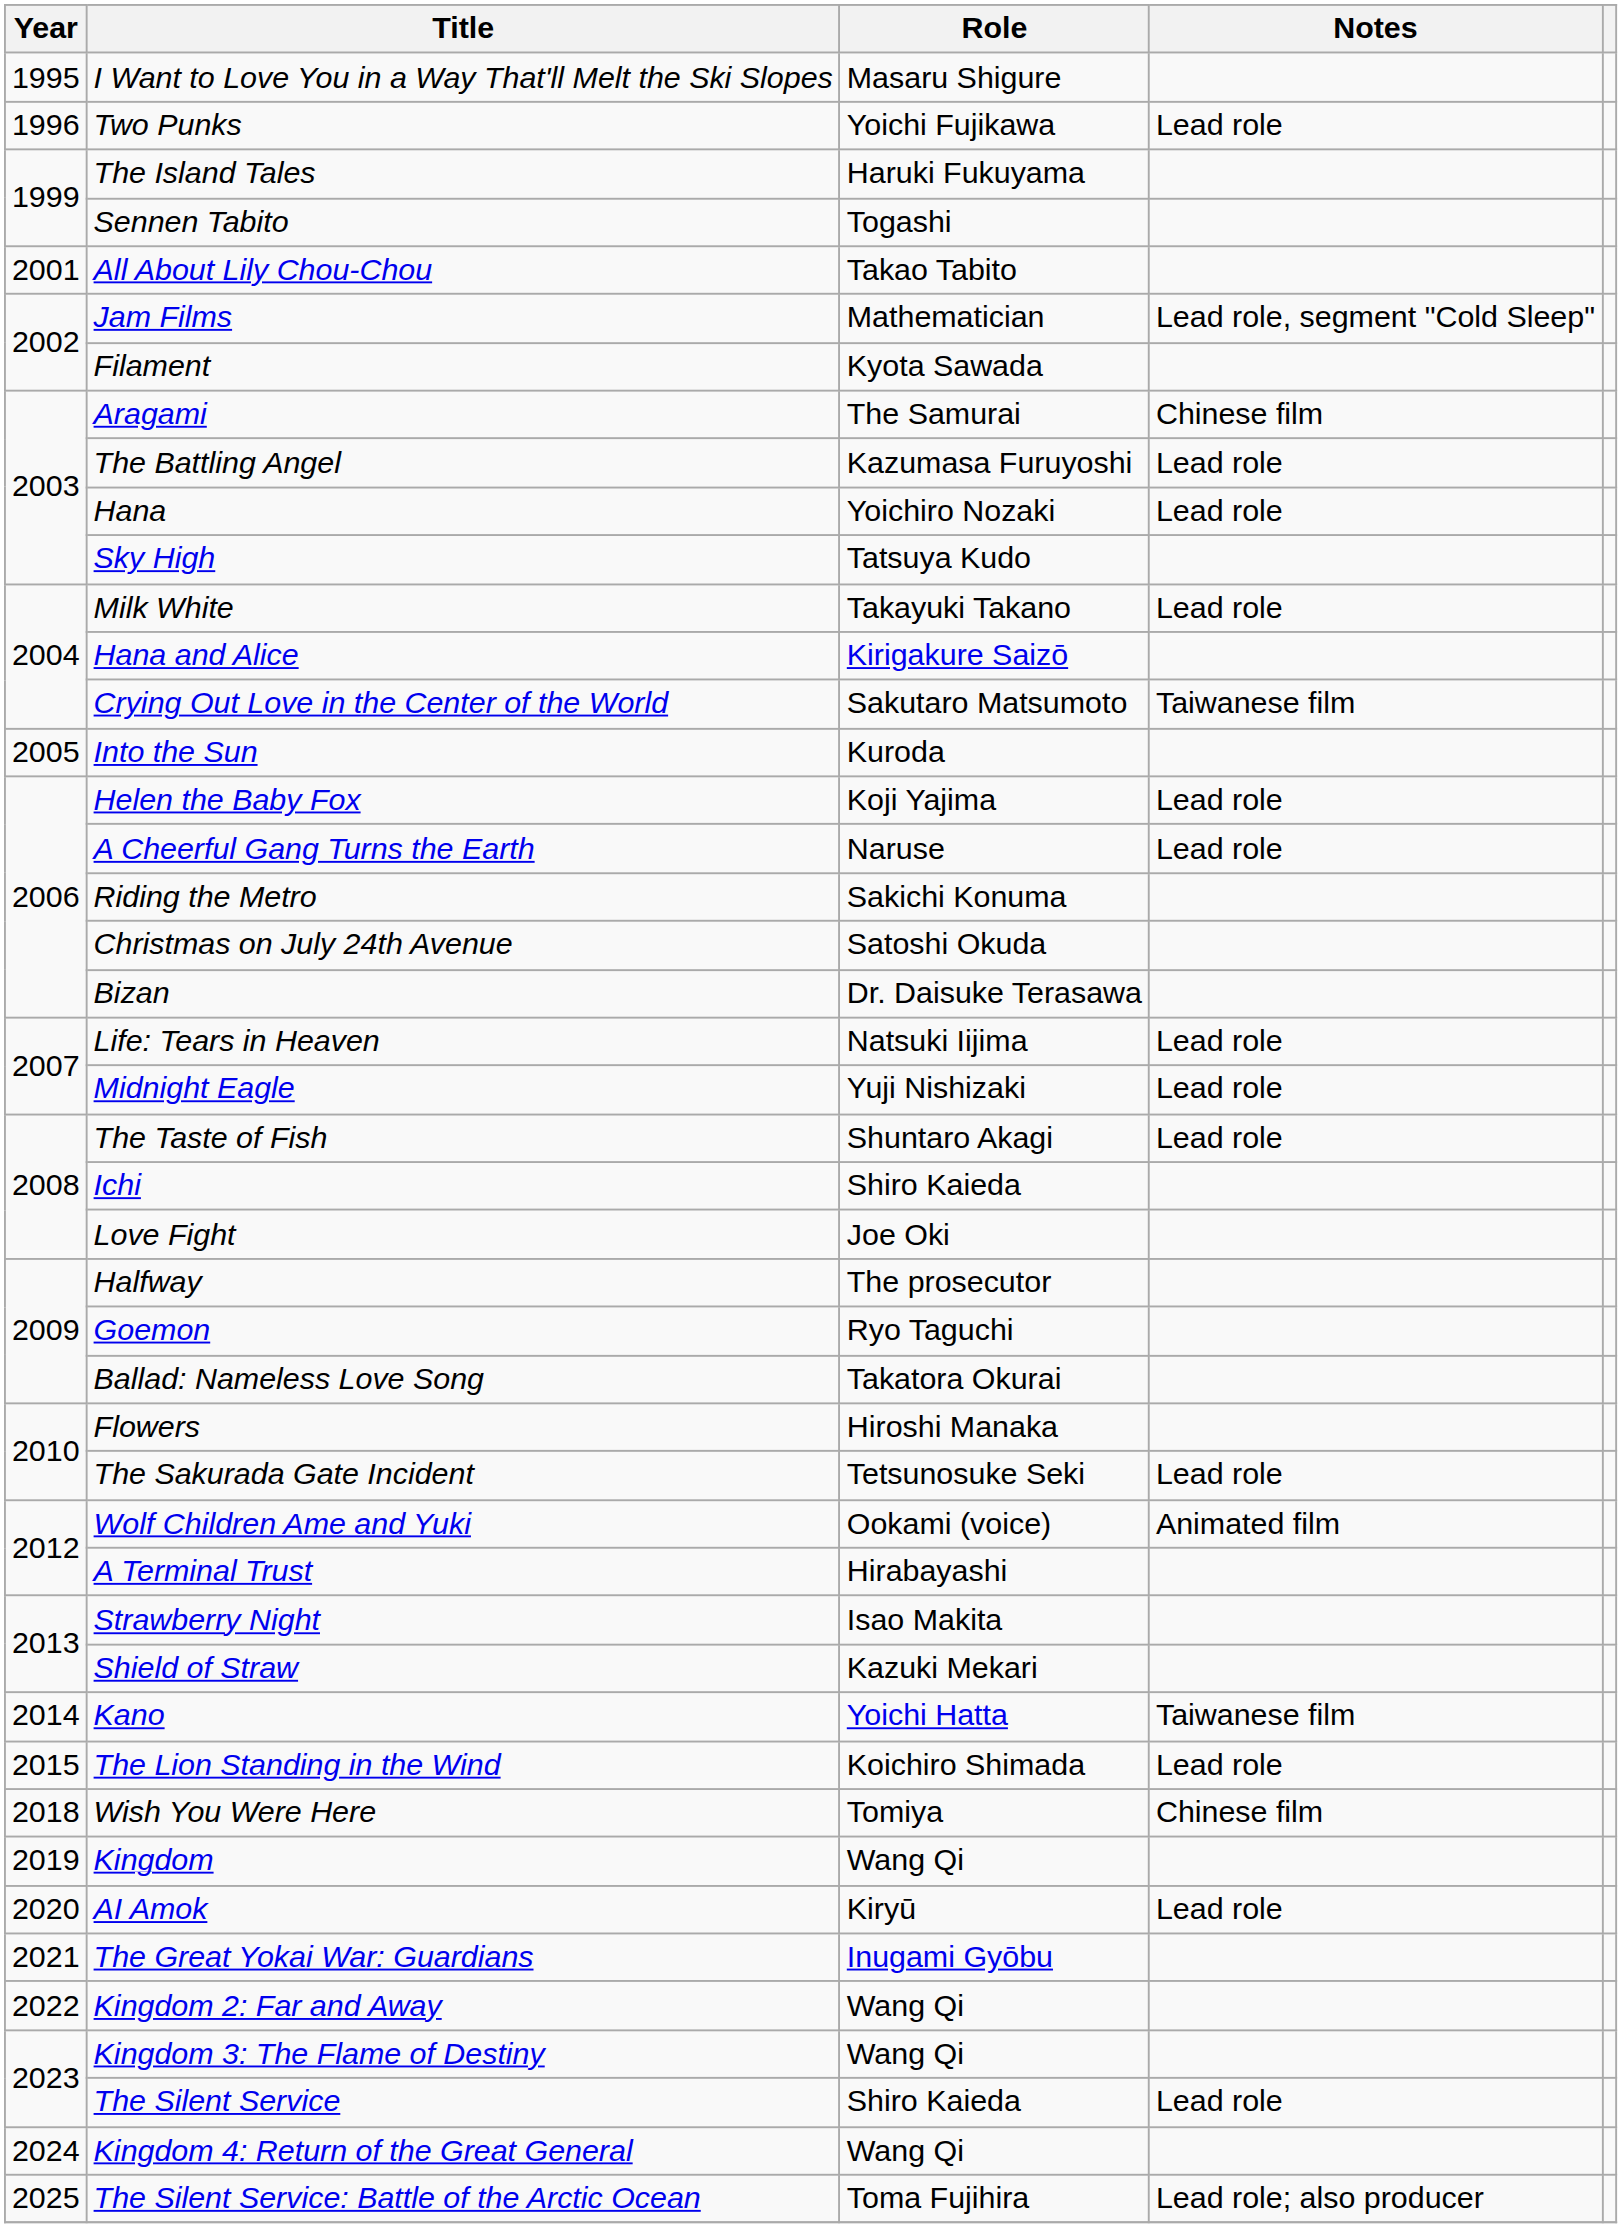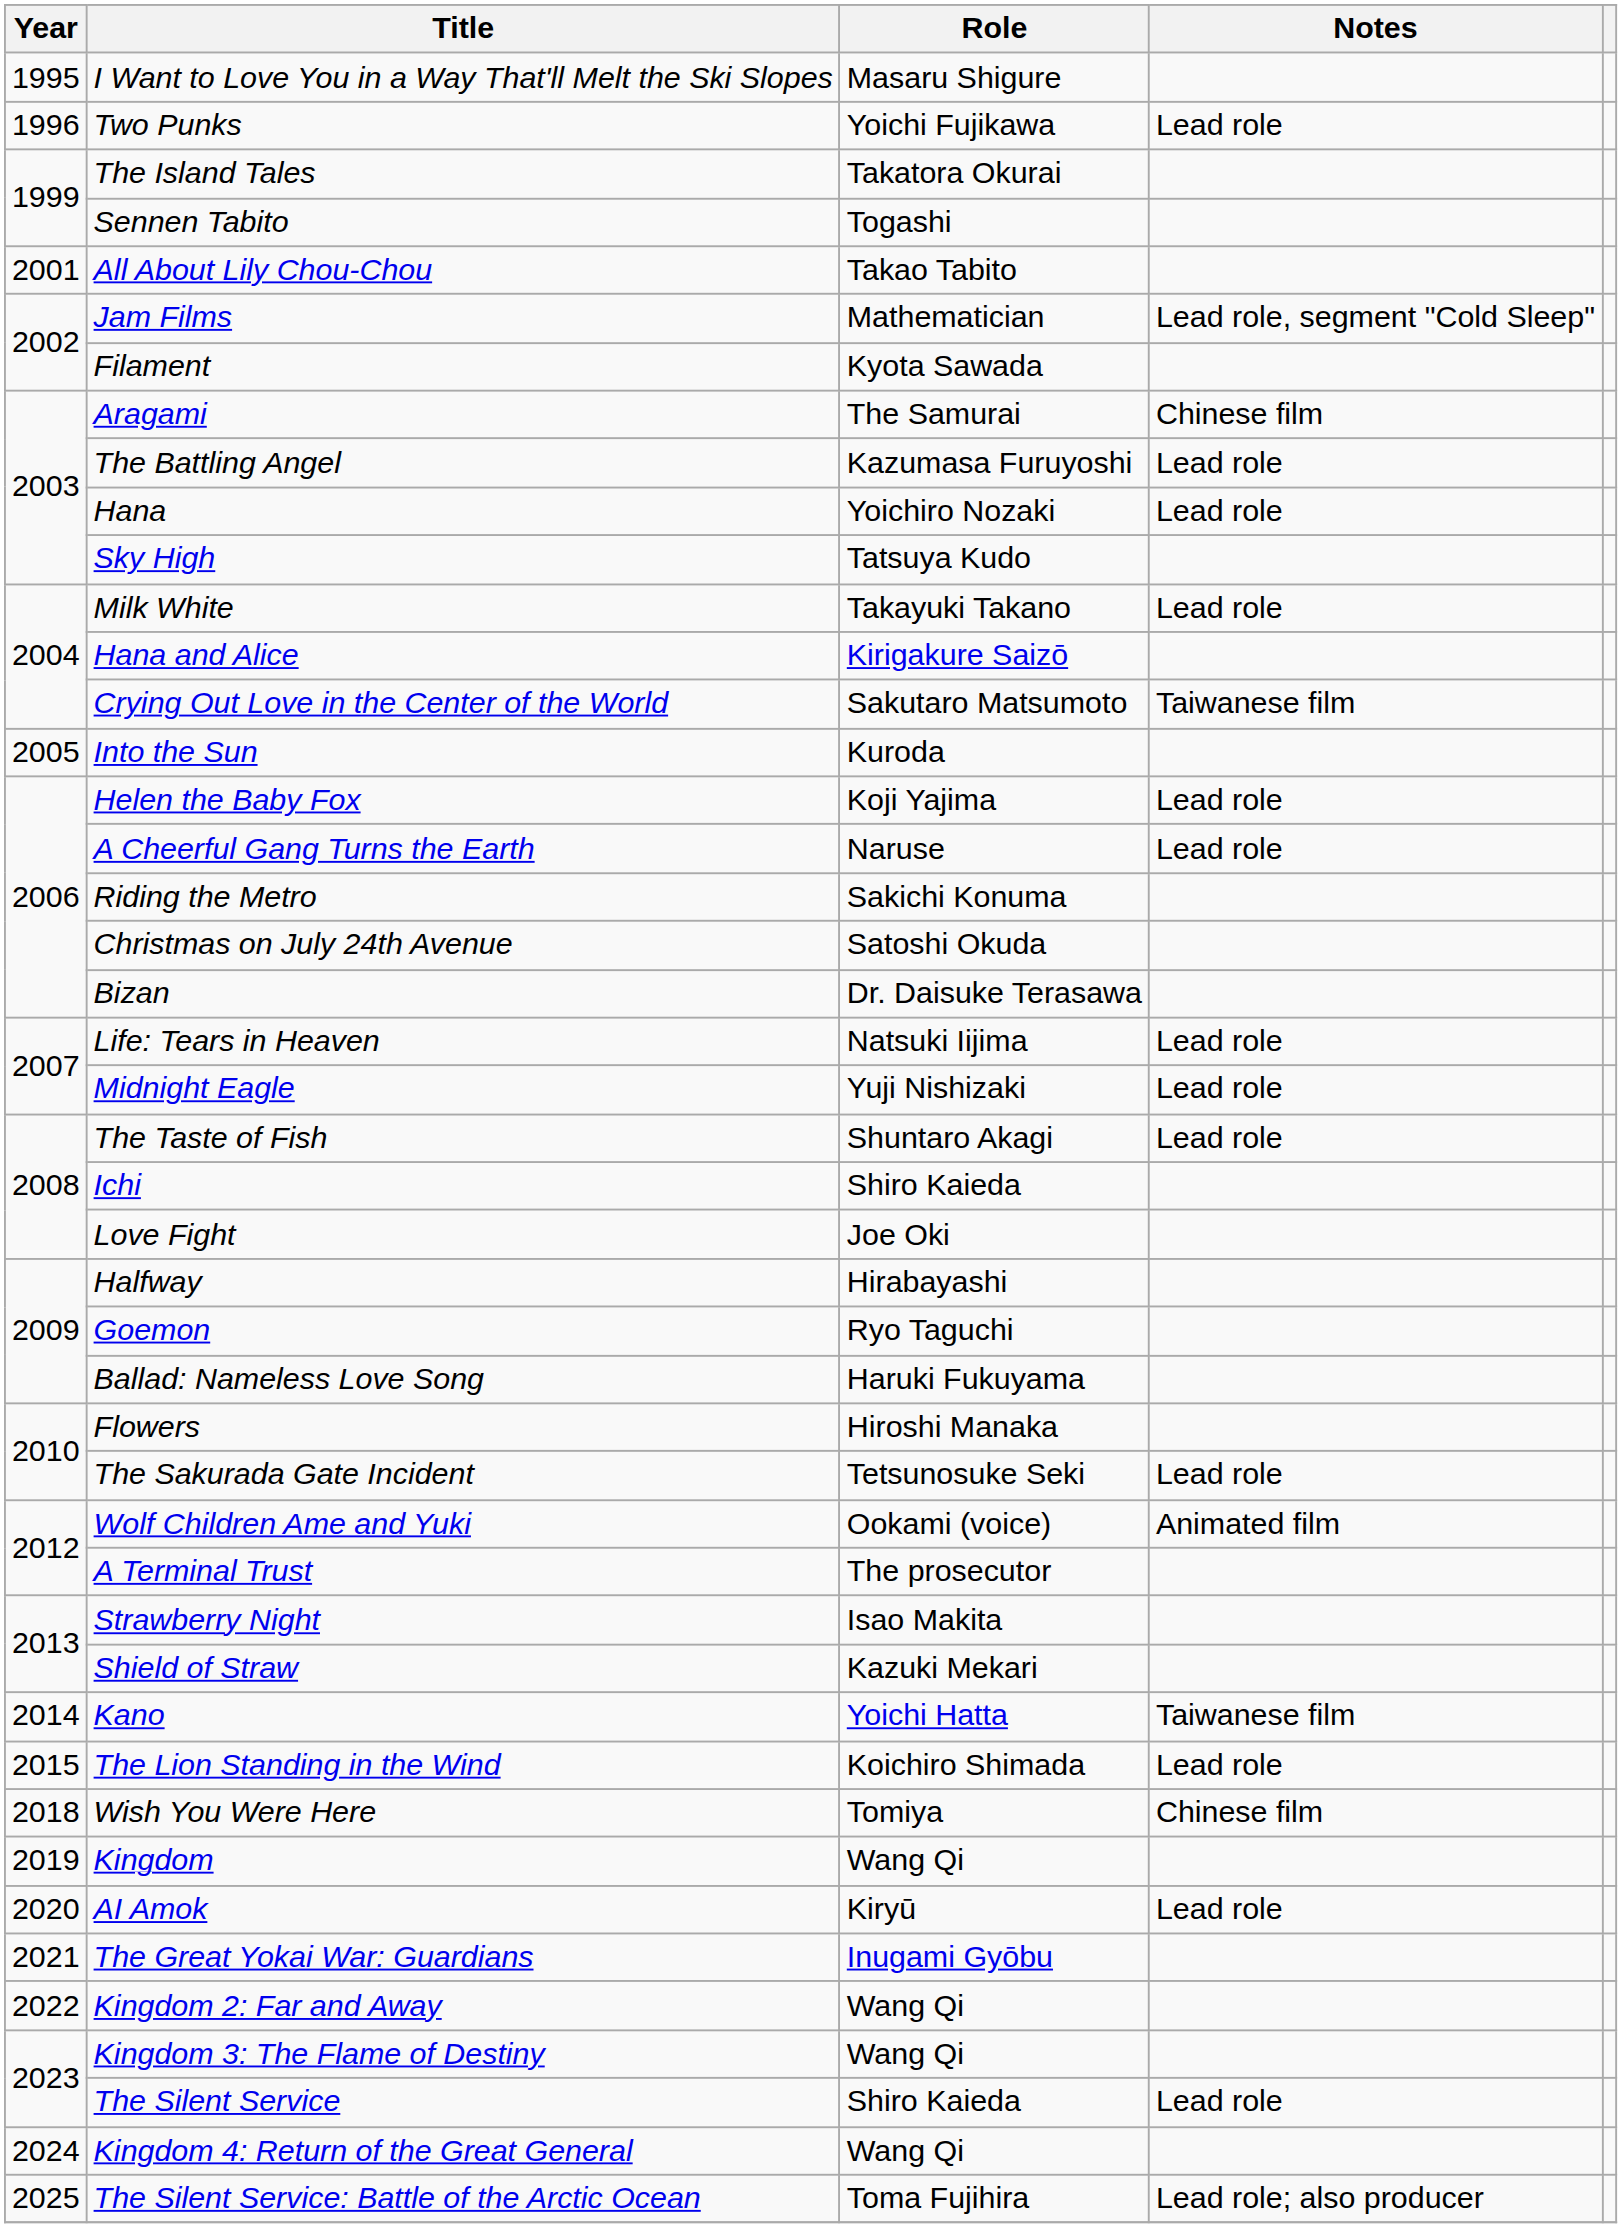(966, 173) Haruki Fukuyama -> (954, 173) Takatora Okurai
(949, 1282) The prosecutor -> (927, 1282) Hirabayashi
(954, 1378) Takatora Okurai -> (966, 1378) Haruki Fukuyama
(927, 1571) Hirabayashi -> (949, 1571) The prosecutor
